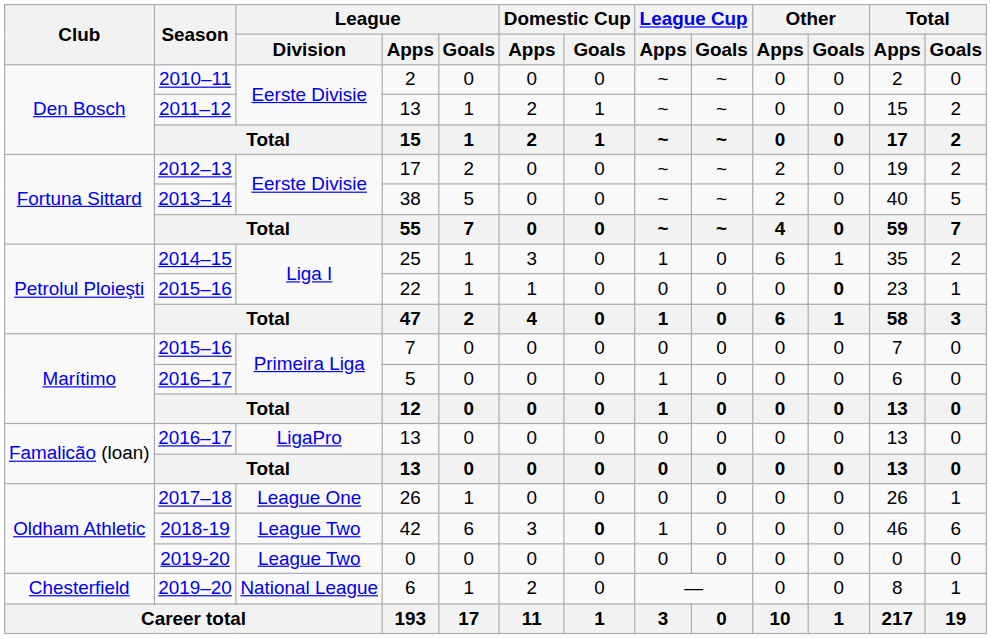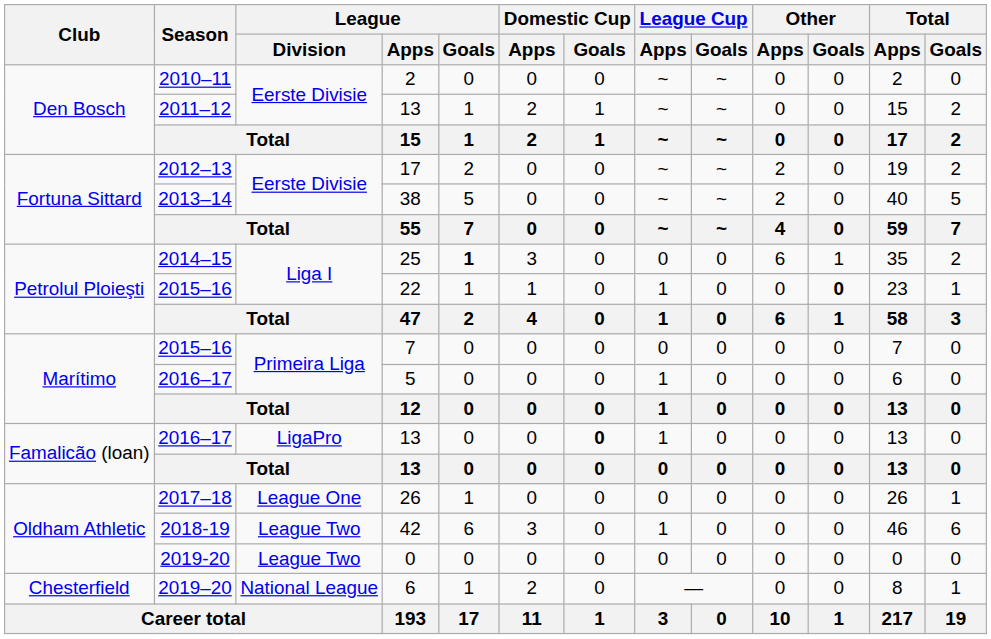(469, 259) normal -> (469, 259) bold
(663, 259) 1 -> (663, 259) 0
(663, 288) 0 -> (663, 288) 1
(600, 438) normal -> (600, 438) bold
(663, 438) 0 -> (663, 438) 1
(600, 528) bold -> (600, 528) normal
